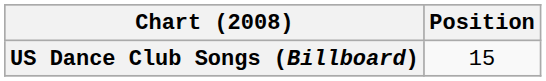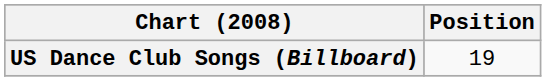(482, 59) 15 -> (482, 59) 19
